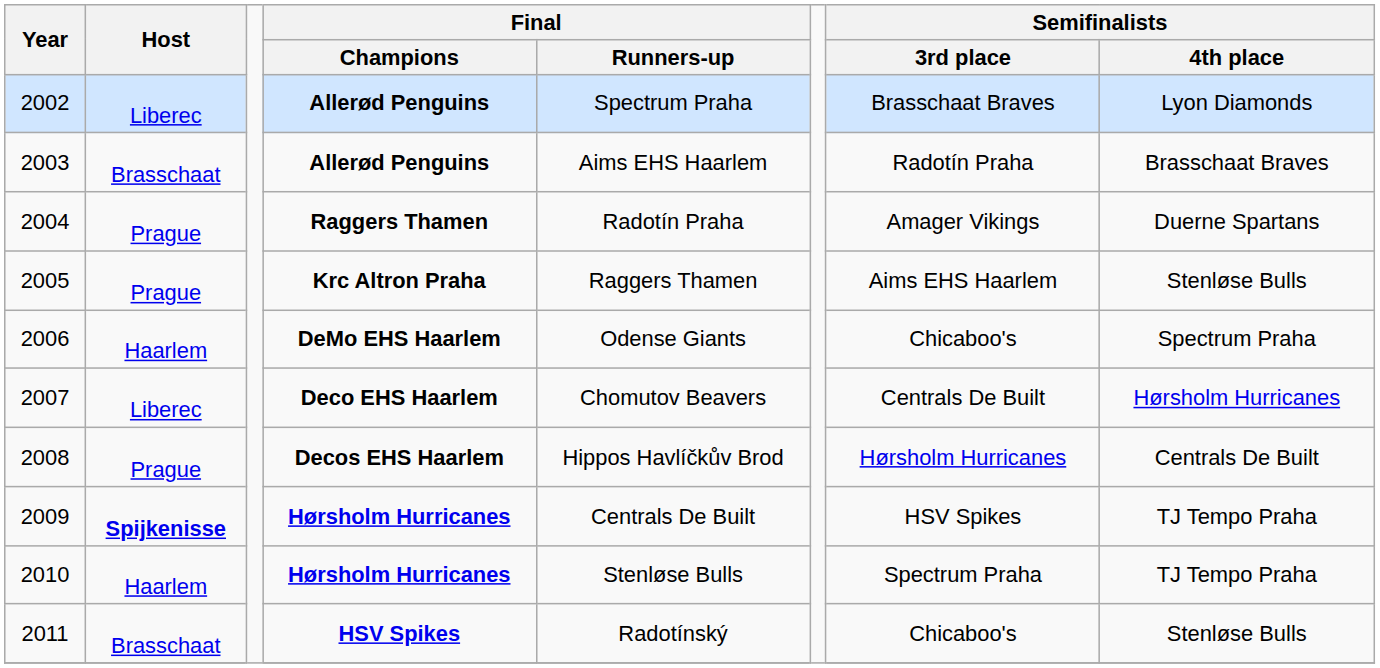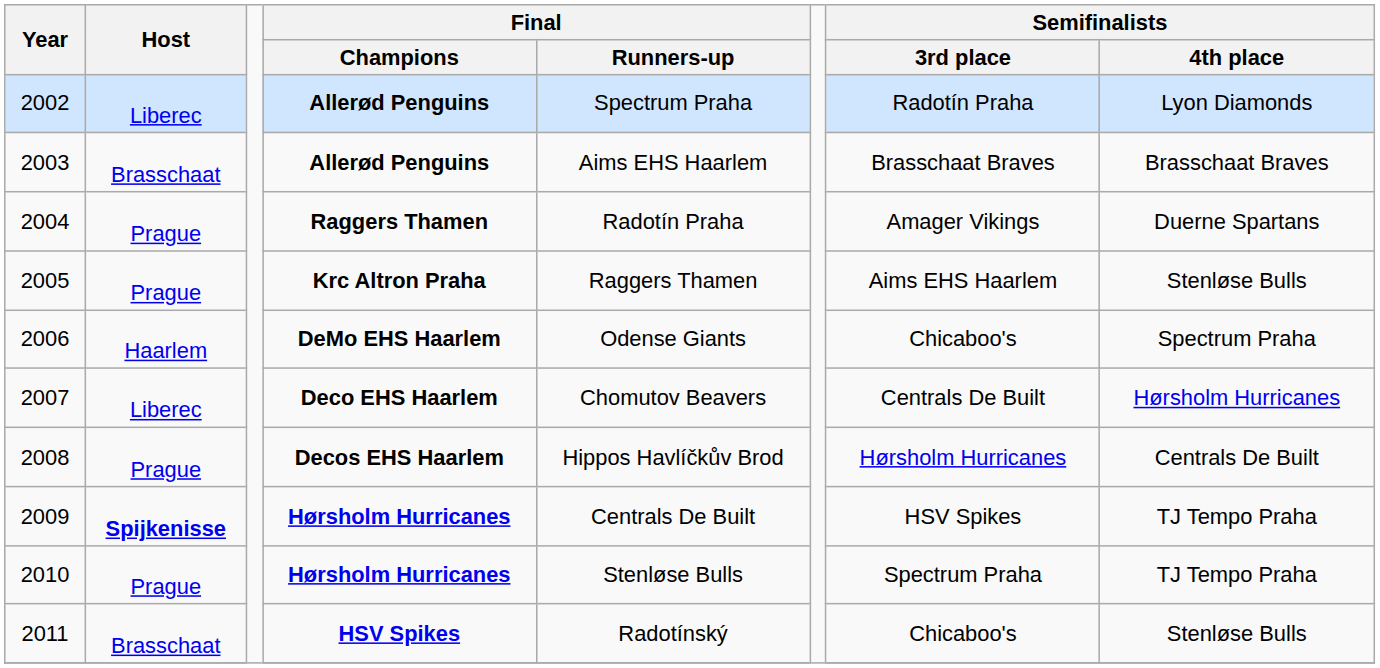(963, 104) Brasschaat Braves -> (963, 104) Radotín Praha
(963, 163) Radotín Praha -> (963, 163) Brasschaat Braves
(166, 587) Haarlem -> (166, 587) Prague
